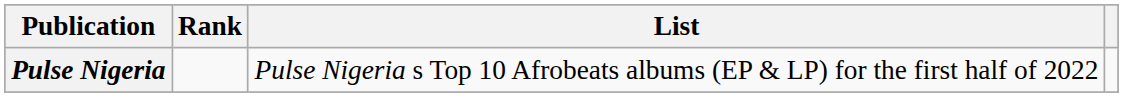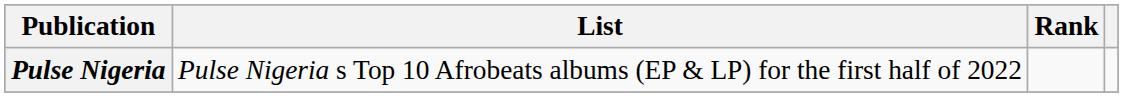columns swapped: (676, 26) <-> (210, 26)
